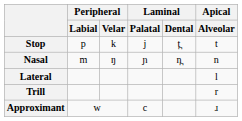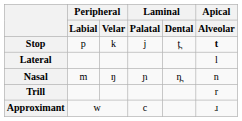(216, 44) normal -> (216, 44) bold
rows swapped: (36, 60) <-> (36, 76)
